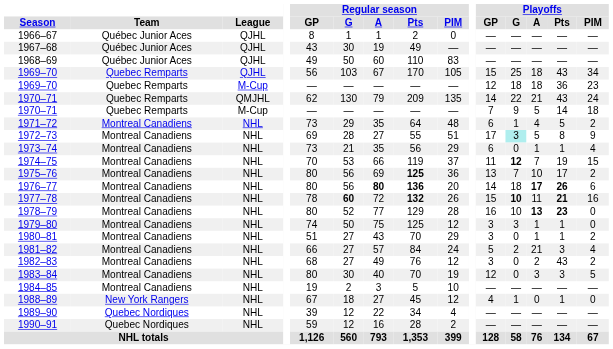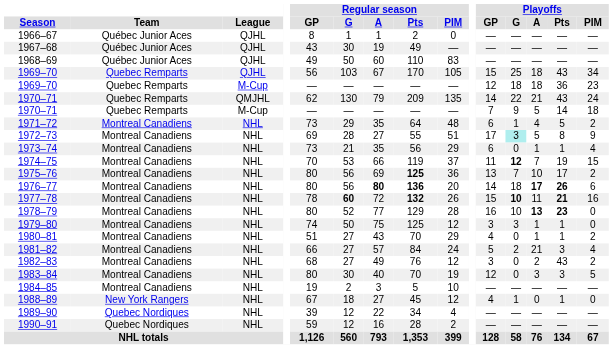(491, 237) 3 -> (491, 237) 4
